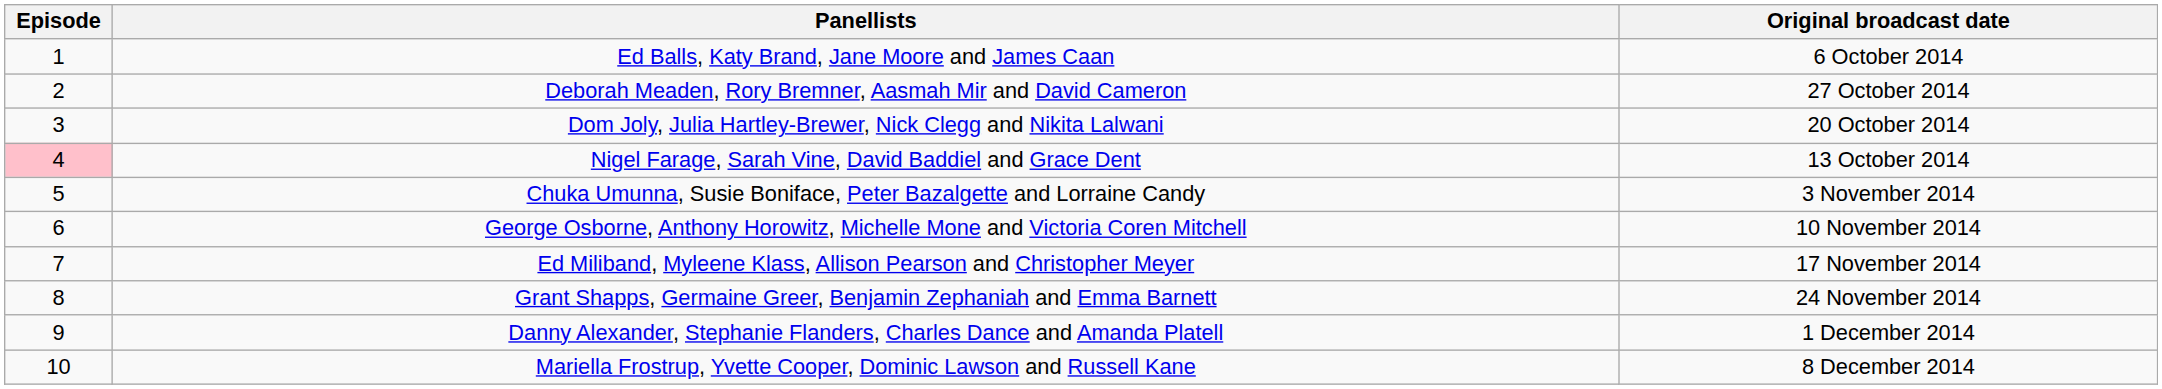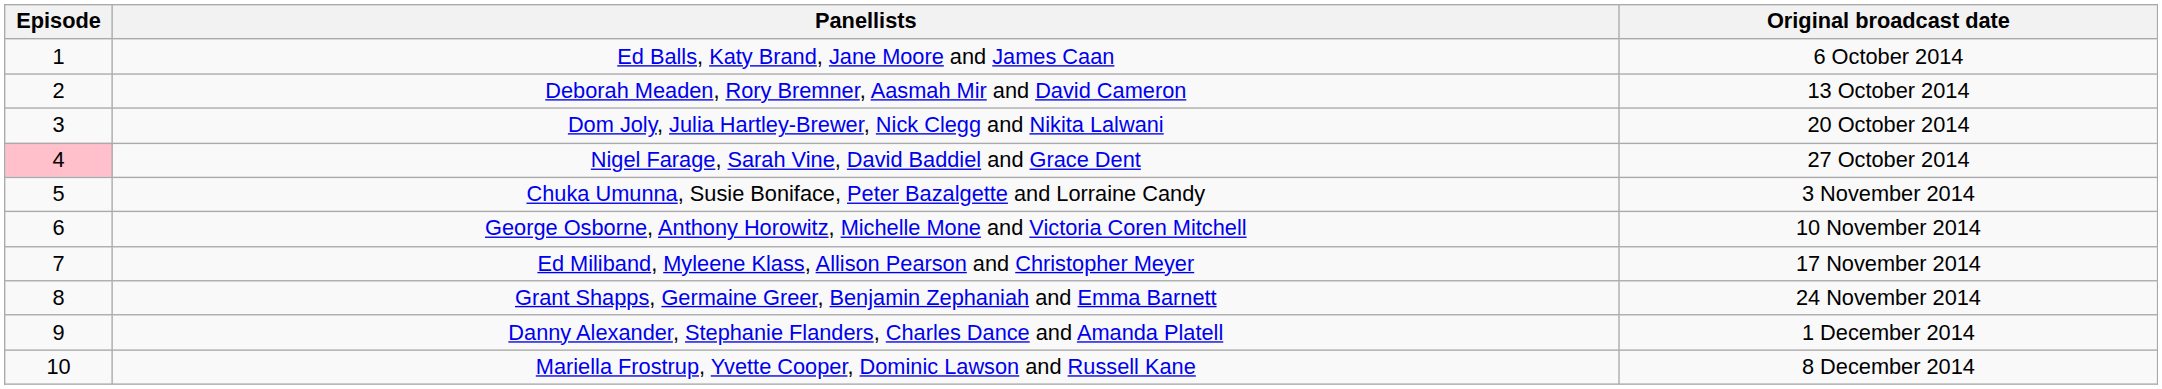(1888, 90) 27 October 2014 -> (1888, 90) 13 October 2014
(1888, 159) 13 October 2014 -> (1888, 159) 27 October 2014
